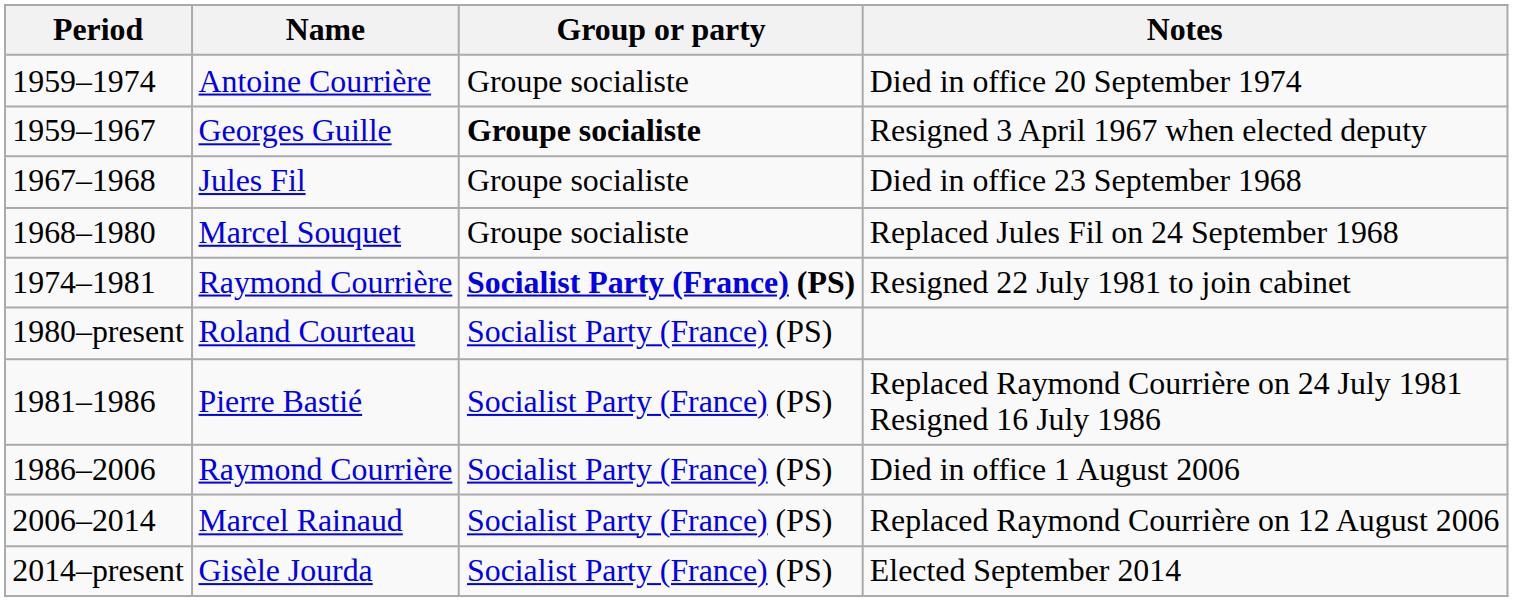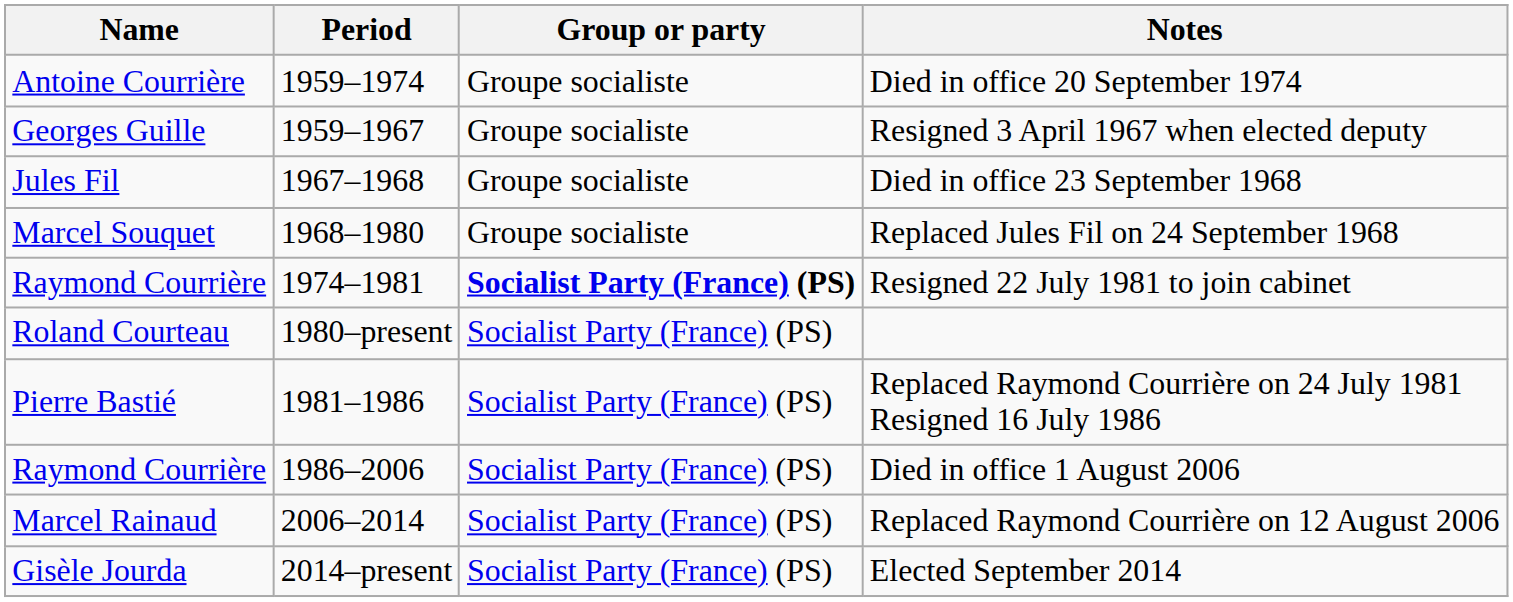columns swapped: (98, 29) <-> (325, 29)
(584, 130) bold -> (578, 130) normal
